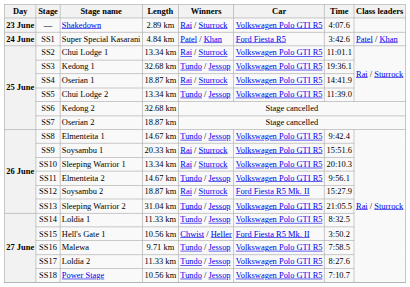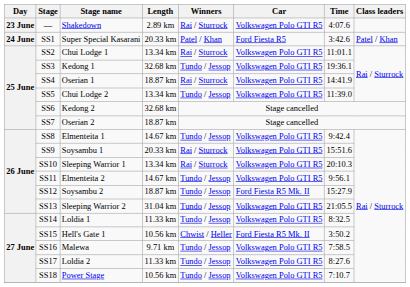(160, 38) 4.84 km -> (160, 38) 20.33 km
(204, 191) Rai / Sturrock -> (205, 191) Tundo / Jessop
